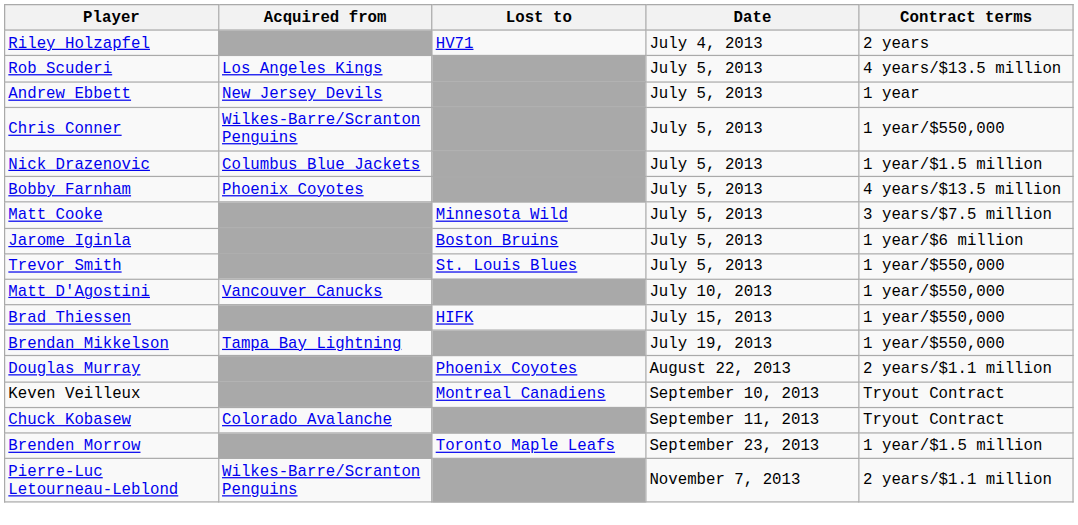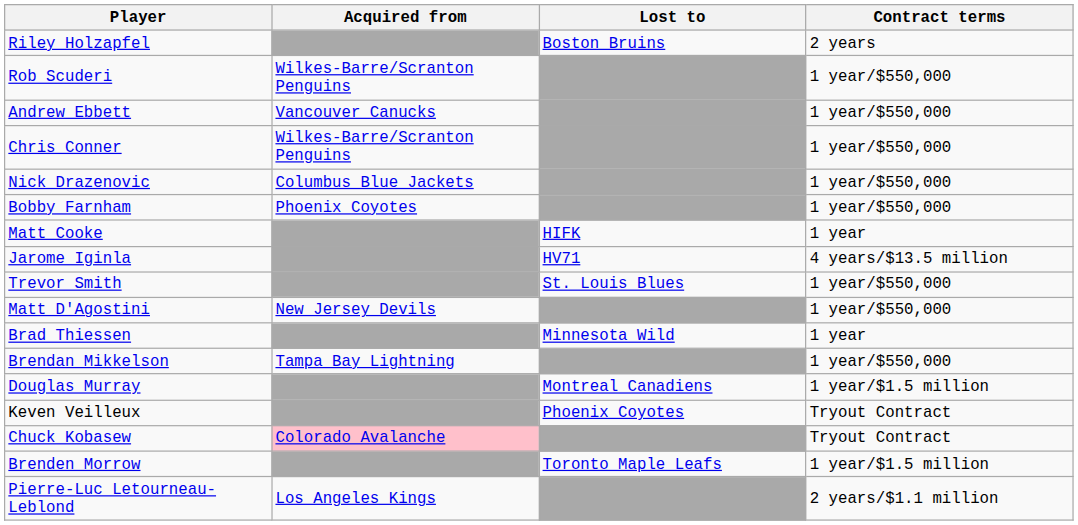- column: (752, 17)
(455, 43) HV71 -> (604, 43) Boston Bruins
(302, 69) Los Angeles Kings -> (375, 78) Wilkes-Barre/Scranton Penguins
(962, 69) 4 years/$13.5 million -> (880, 78) 1 year/$550,000
(302, 94) New Jersey Devils -> (356, 112) Vancouver Canucks
(891, 94) 1 year -> (880, 112) 1 year/$550,000
(953, 164) 1 year/$1.5 million -> (880, 182) 1 year/$550,000
(962, 189) 4 years/$13.5 million -> (880, 208) 1 year/$550,000
(502, 215) Minnesota Wild -> (561, 233) HIFK
(957, 215) 3 years/$7.5 million -> (838, 233) 1 year
(497, 241) Boston Bruins -> (561, 259) HV71
(943, 241) 1 year/$6 million -> (909, 259) 4 years/$13.5 million
(302, 292) Vancouver Canucks -> (356, 310) New Jersey Devils
(455, 318) HIFK -> (609, 336) Minnesota Wild
(934, 318) 1 year/$550,000 -> (838, 336) 1 year
(507, 369) Phoenix Coyotes -> (628, 387) Montreal Canadiens
(957, 369) 2 years/$1.1 million -> (899, 387) 1 year/$1.5 million
(521, 394) Montreal Canadiens -> (613, 413) Phoenix Coyotes
(307, 420) no background -> (360, 438) pink background
(321, 480) Wilkes-Barre/Scranton Penguins -> (356, 499) Los Angeles Kings
